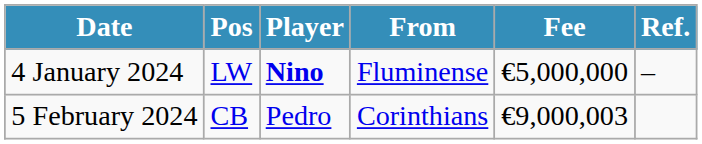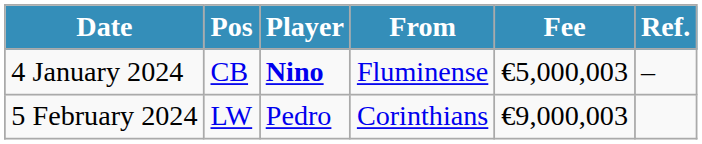(231, 71) LW -> (229, 71) CB
(565, 71) €5,000,000 -> (565, 71) €5,000,003
(229, 116) CB -> (231, 116) LW
